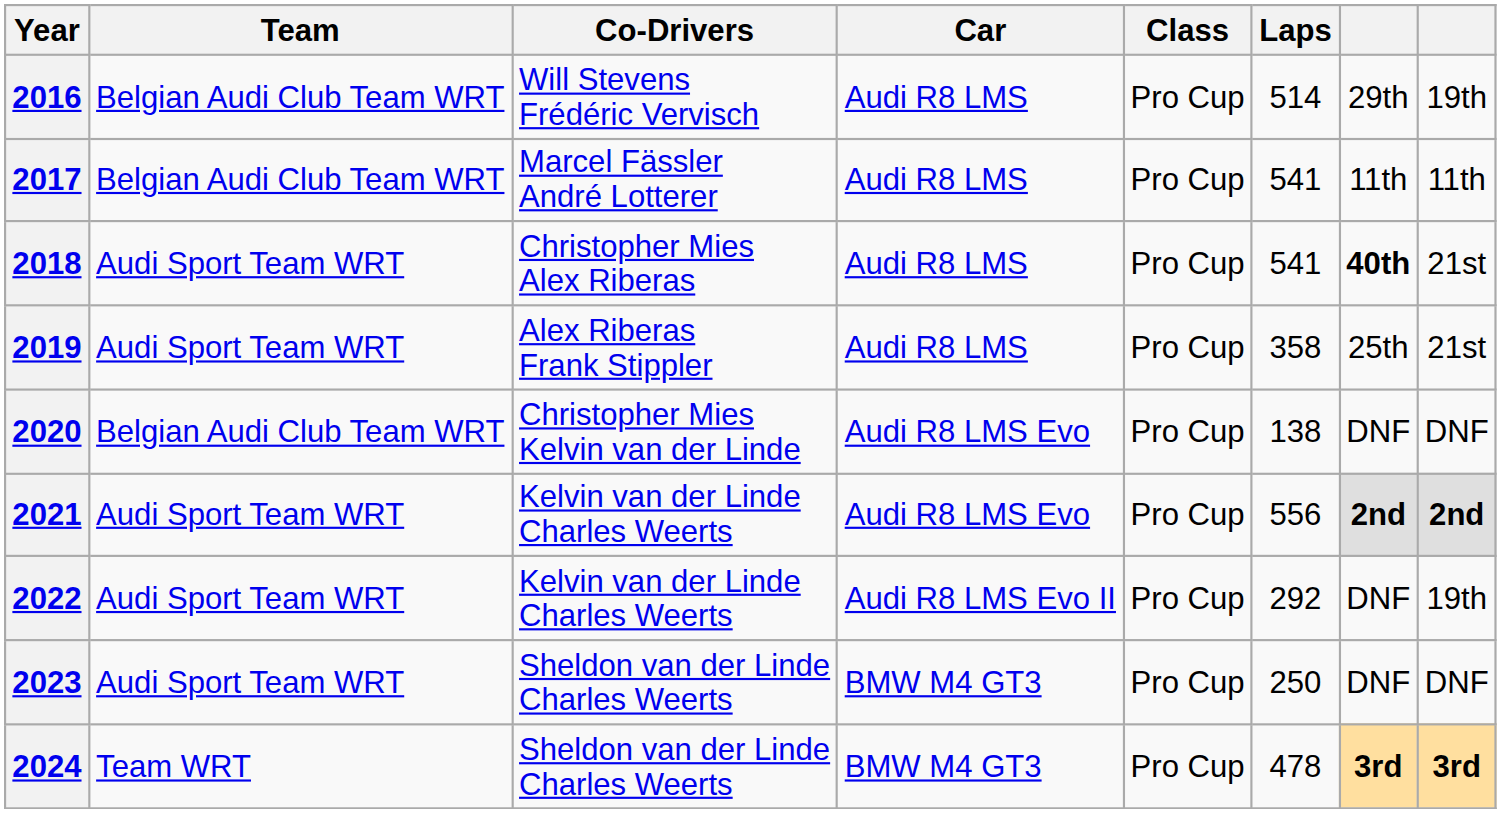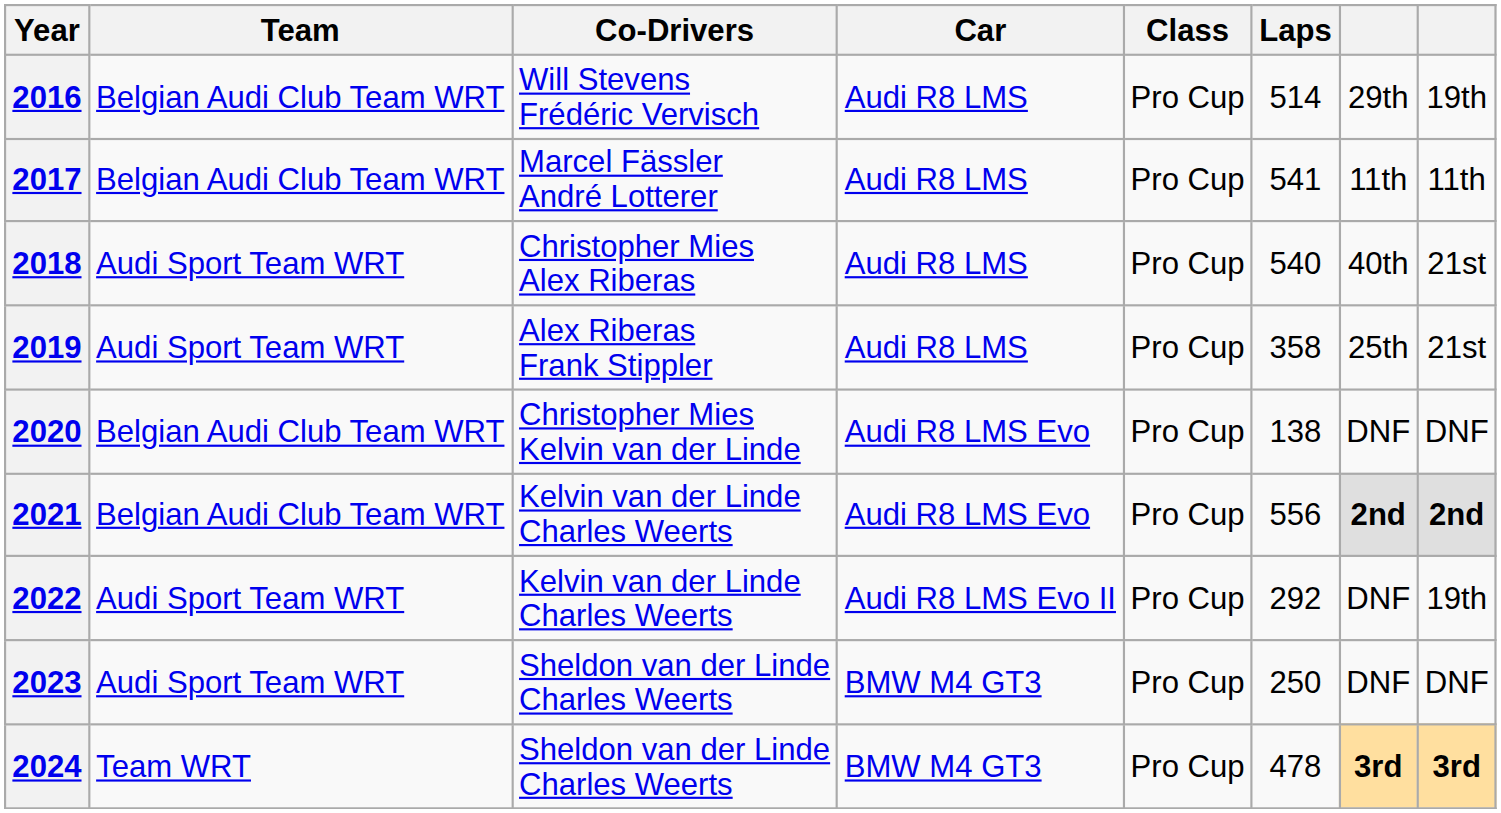(1295, 264) 541 -> (1295, 264) 540
(1378, 264) bold -> (1378, 264) normal
(250, 515) Audi Sport Team WRT -> (300, 515) Belgian Audi Club Team WRT
